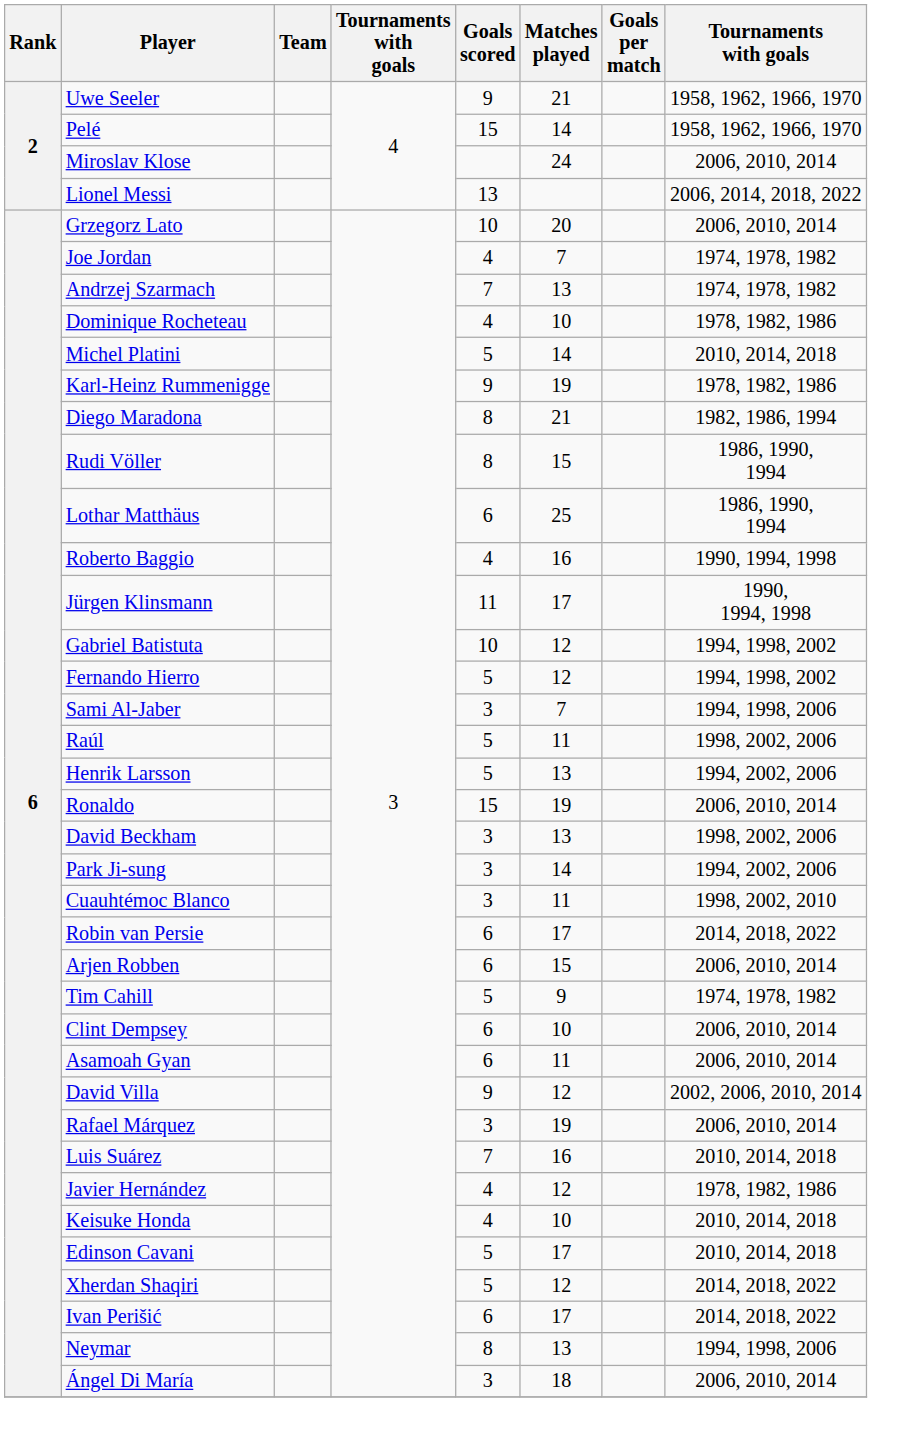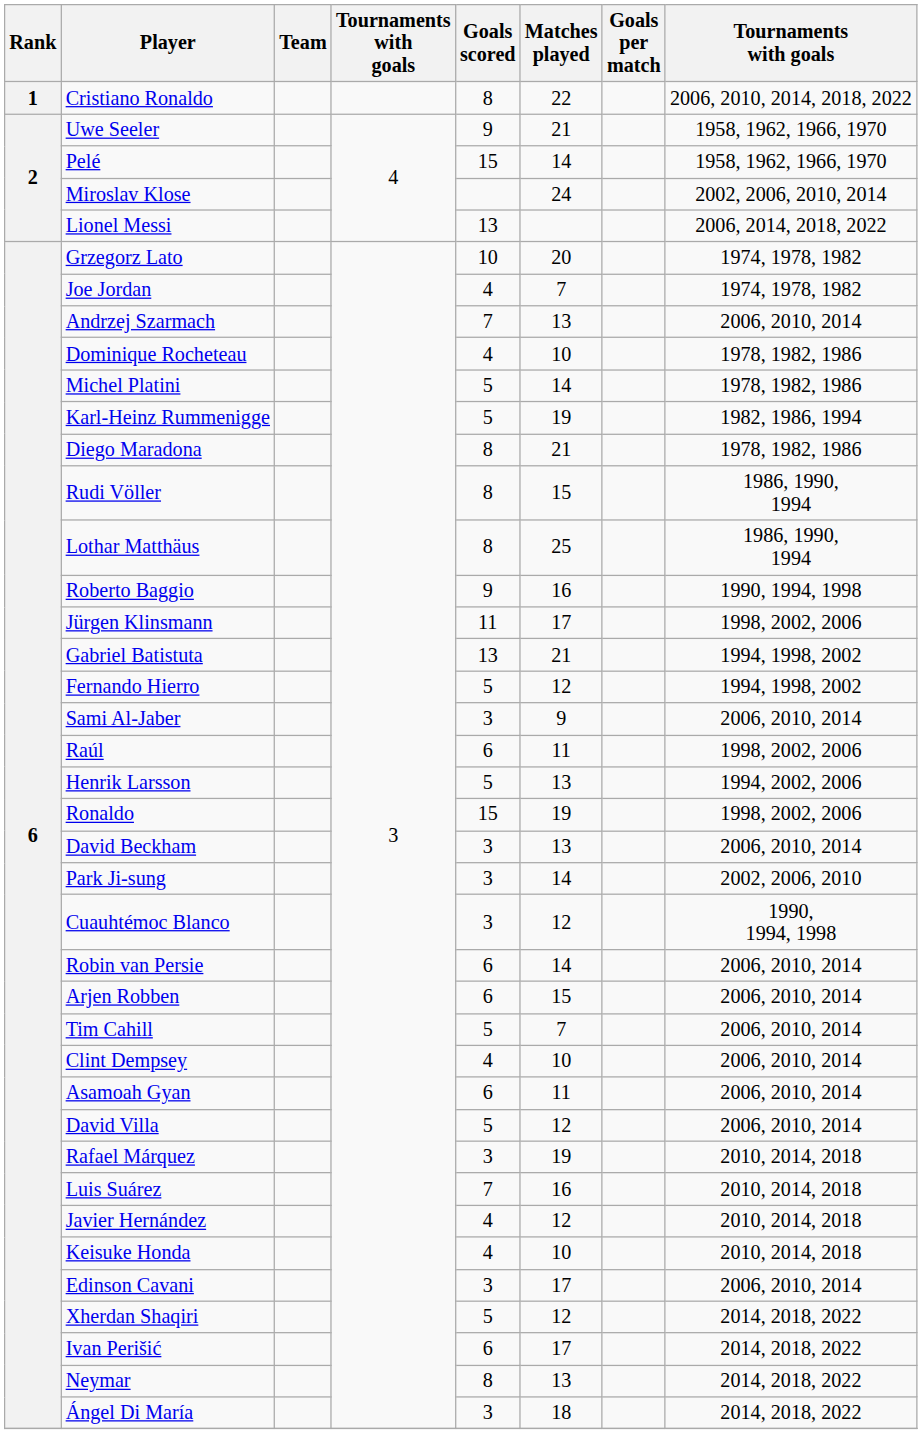+ row: (139, 97)
(766, 161) 2006, 2010, 2014 -> (791, 193) 2002, 2006, 2010, 2014
(766, 225) 2006, 2010, 2014 -> (791, 257) 1974, 1978, 1982
(766, 289) 1974, 1978, 1982 -> (791, 321) 2006, 2010, 2014
(766, 353) 2010, 2014, 2018 -> (791, 385) 1978, 1982, 1986
(488, 385) 9 -> (488, 417) 5
(766, 385) 1978, 1982, 1986 -> (791, 417) 1982, 1986, 1994
(766, 417) 1982, 1986, 1994 -> (791, 449) 1978, 1982, 1986
(488, 515) 6 -> (488, 547) 8
(488, 558) 4 -> (488, 590) 9
(766, 602) 1990, 1994, 1998 -> (791, 622) 1998, 2002, 2006
(488, 645) 10 -> (488, 654) 13
(561, 645) 12 -> (561, 654) 21
(561, 709) 7 -> (561, 718) 9
(766, 709) 1994, 1998, 2006 -> (791, 718) 2006, 2010, 2014
(488, 741) 5 -> (488, 750) 6
(766, 805) 2006, 2010, 2014 -> (791, 814) 1998, 2002, 2006
(766, 837) 1998, 2002, 2006 -> (791, 846) 2006, 2010, 2014
(766, 869) 1994, 2002, 2006 -> (791, 878) 2002, 2006, 2010
(561, 901) 11 -> (561, 921) 12
(766, 901) 1998, 2002, 2010 -> (791, 921) 1990, 1994, 1998
(561, 933) 17 -> (561, 965) 14
(766, 933) 2014, 2018, 2022 -> (791, 965) 2006, 2010, 2014
(561, 997) 9 -> (561, 1029) 7
(766, 997) 1974, 1978, 1982 -> (791, 1029) 2006, 2010, 2014
(488, 1029) 6 -> (488, 1061) 4
(488, 1093) 9 -> (488, 1125) 5
(766, 1093) 2002, 2006, 2010, 2014 -> (791, 1125) 2006, 2010, 2014
(766, 1125) 2006, 2010, 2014 -> (791, 1157) 2010, 2014, 2018
(766, 1188) 1978, 1982, 1986 -> (791, 1220) 2010, 2014, 2018
(488, 1252) 5 -> (488, 1284) 3
(766, 1252) 2010, 2014, 2018 -> (791, 1284) 2006, 2010, 2014
(766, 1348) 1994, 1998, 2006 -> (791, 1380) 2014, 2018, 2022
(766, 1380) 2006, 2010, 2014 -> (791, 1412) 2014, 2018, 2022
